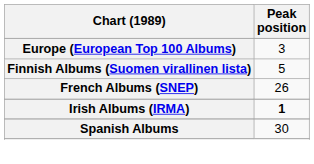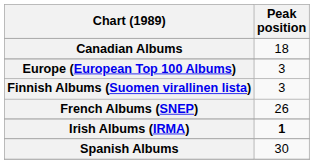+ row: (129, 48)
(282, 68) 5 -> (282, 88) 3
